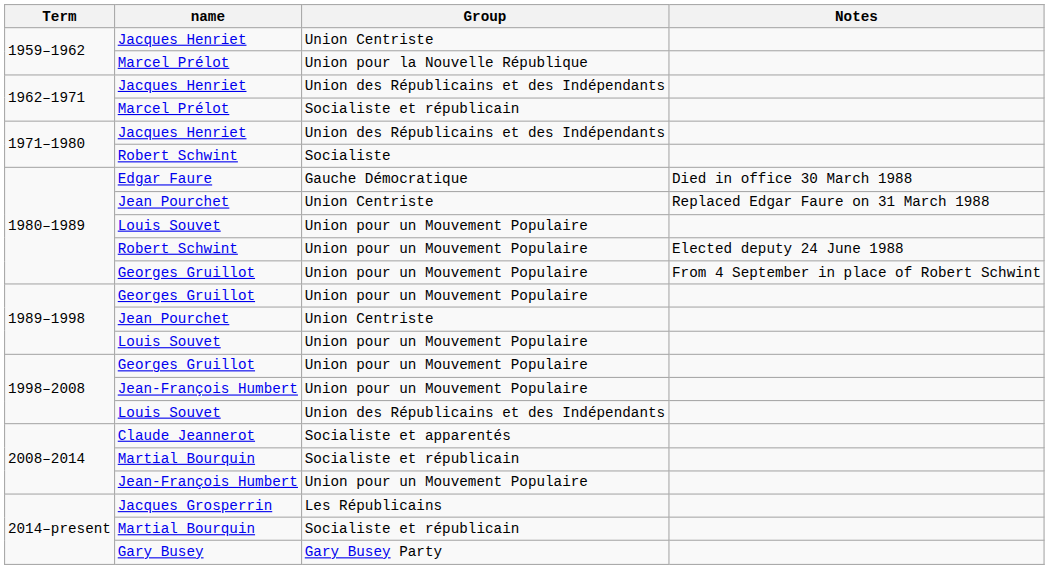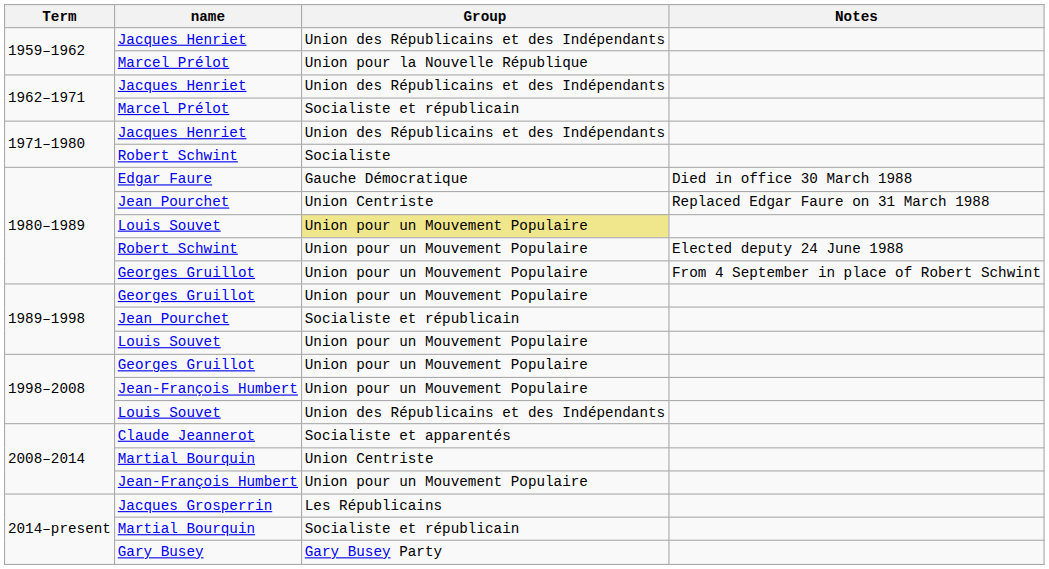(369, 40) Union Centriste -> (485, 40) Union des Républicains et des Indépendants
(446, 226) no background -> (446, 226) khaki background
(369, 319) Union Centriste -> (412, 319) Socialiste et républicain
(412, 459) Socialiste et républicain -> (369, 459) Union Centriste
